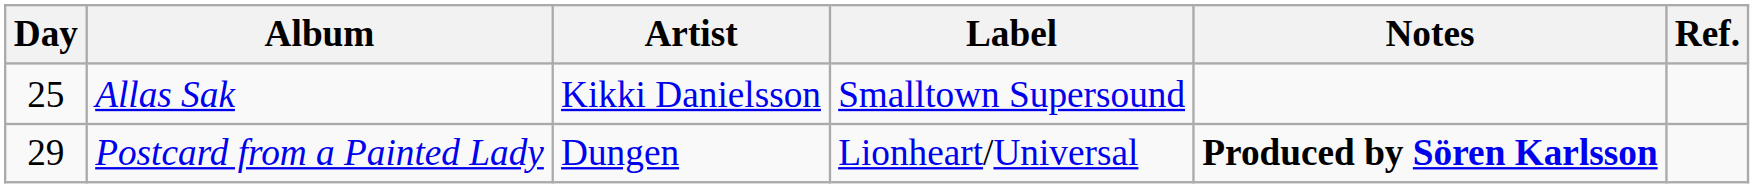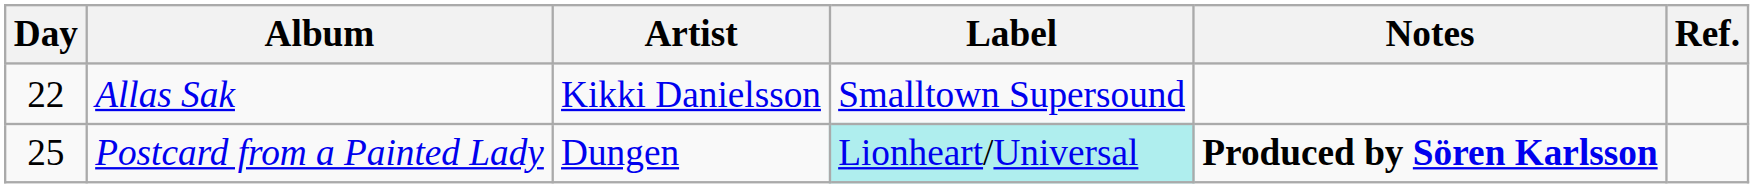(46, 93) 25 -> (46, 93) 22
(46, 152) 29 -> (46, 152) 25
(988, 152) no background -> (988, 152) paleturquoise background
